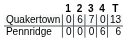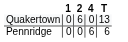- column: (91, 8)
